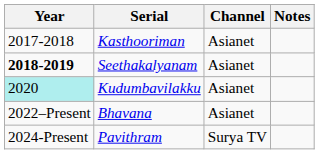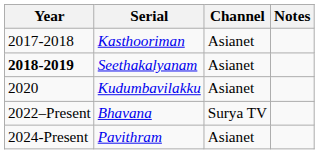(23, 88) paleturquoise background -> (23, 88) no background
(231, 112) Asianet -> (237, 112) Surya TV
(237, 137) Surya TV -> (231, 137) Asianet
